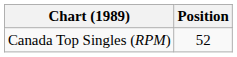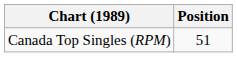(203, 39) 52 -> (203, 39) 51
